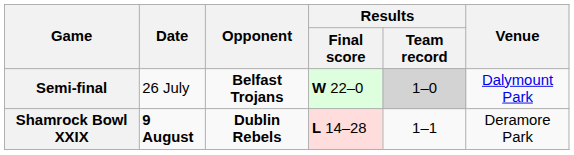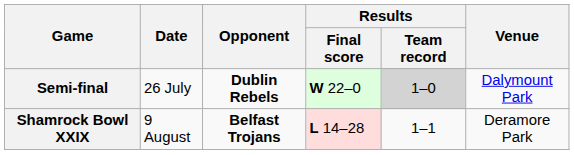(257, 88) Belfast Trojans -> (254, 88) Dublin Rebels
(168, 128) bold -> (167, 128) normal
(257, 128) Dublin Rebels -> (254, 128) Belfast Trojans
